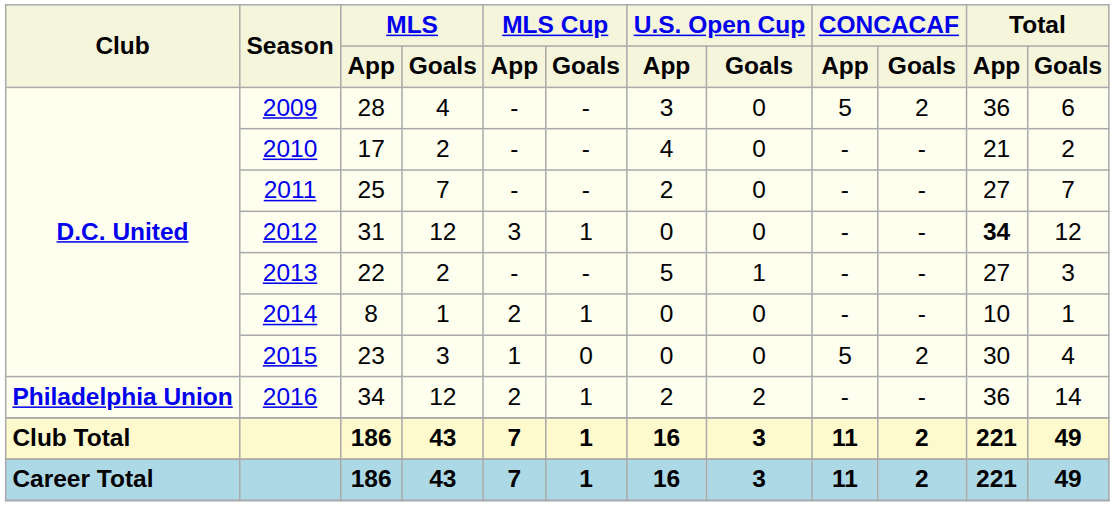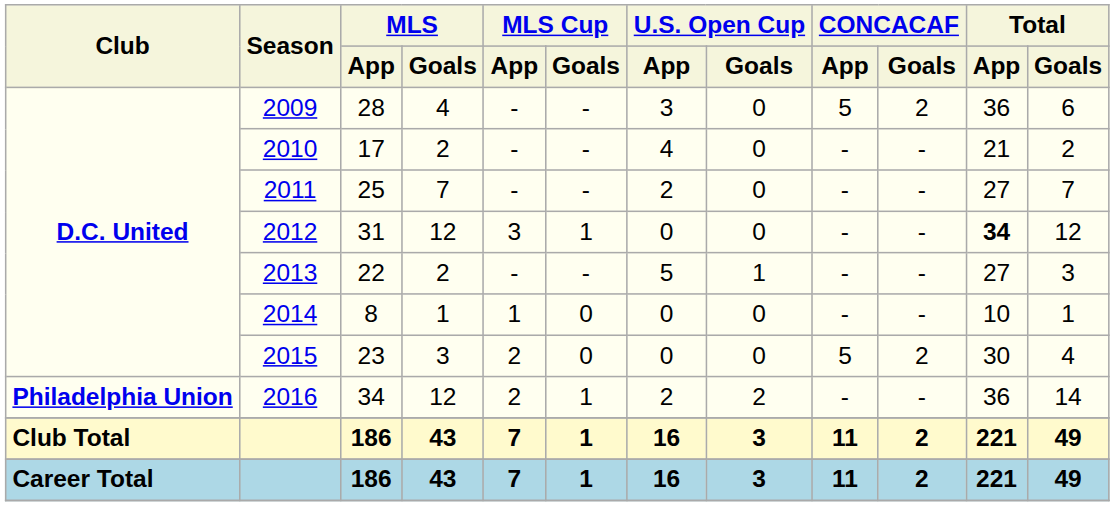(514, 314) 2 -> (514, 314) 1
(586, 314) 1 -> (586, 314) 0
(514, 355) 1 -> (514, 355) 2
